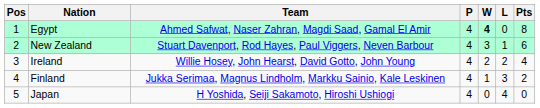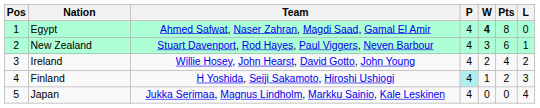columns swapped: (505, 12) <-> (524, 12)
(295, 78) Jukka Serimaa, Magnus Lindholm, Markku Sainio, Kale Leskinen -> (295, 78) H Yoshida, Seiji Sakamoto, Hiroshi Ushiogi
(469, 78) no background -> (469, 78) paleturquoise background
(295, 95) H Yoshida, Seiji Sakamoto, Hiroshi Ushiogi -> (295, 95) Jukka Serimaa, Magnus Lindholm, Markku Sainio, Kale Leskinen
